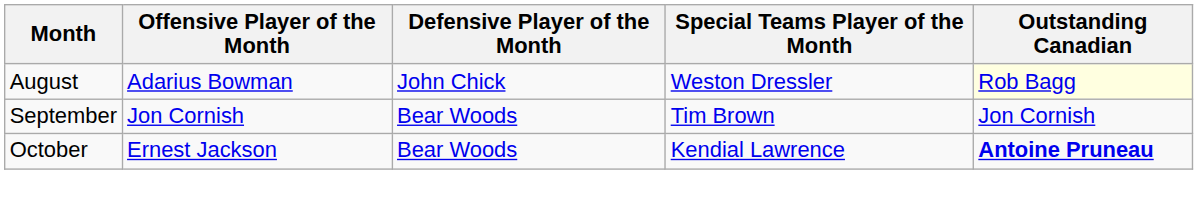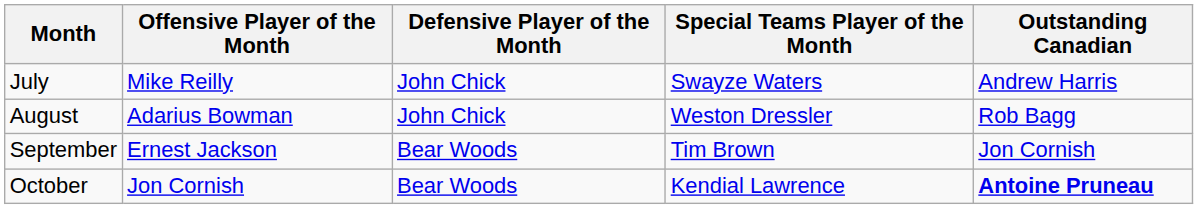+ row: (29, 81)
(1027, 81) lightyellow background -> (1027, 116) no background
(186, 116) Jon Cornish -> (202, 150) Ernest Jackson
(202, 150) Ernest Jackson -> (186, 185) Jon Cornish
